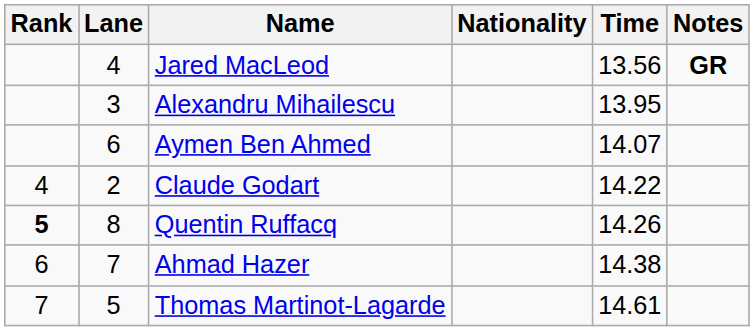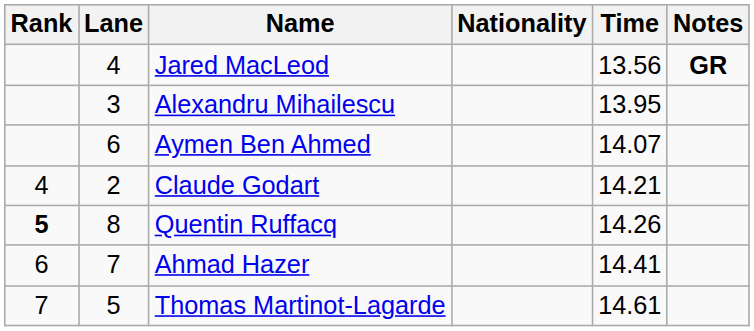(630, 184) 14.22 -> (630, 184) 14.21
(630, 265) 14.38 -> (630, 265) 14.41
